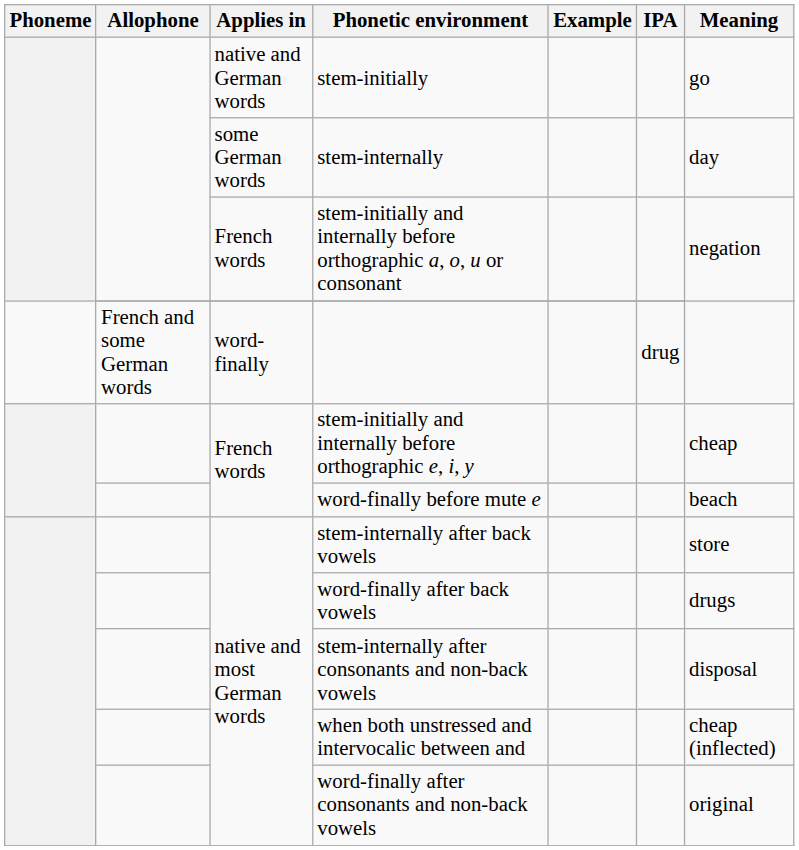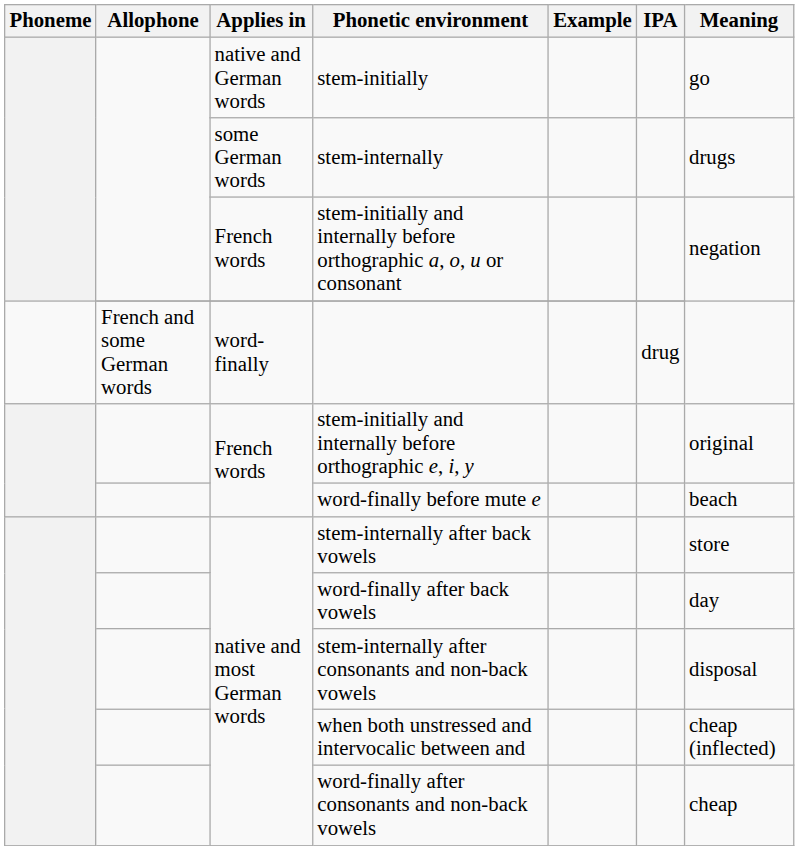(704, 157) day -> (712, 157) drugs
(713, 443) cheap -> (721, 443) original
(712, 600) drugs -> (704, 600) day
(721, 805) original -> (713, 805) cheap
